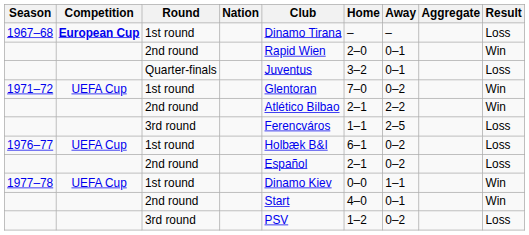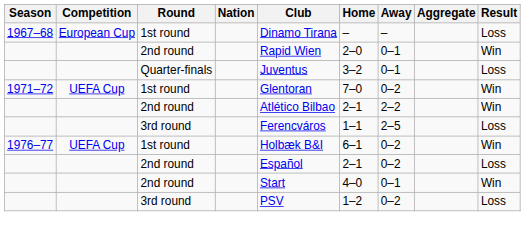(99, 32) bold -> (97, 32) normal
(498, 145) Loss -> (491, 145) Win
- row: (30, 182)
